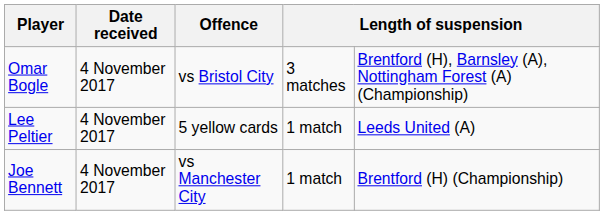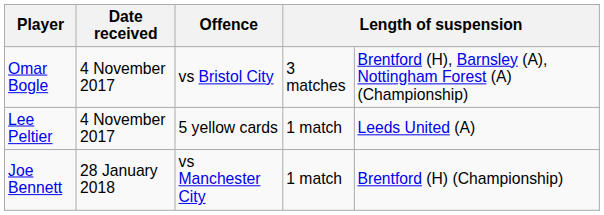(123, 179) 4 November 2017 -> (119, 179) 28 January 2018
